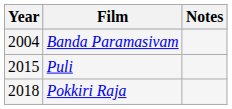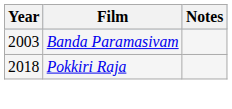(24, 41) 2004 -> (24, 41) 2003
- row: (60, 66)
